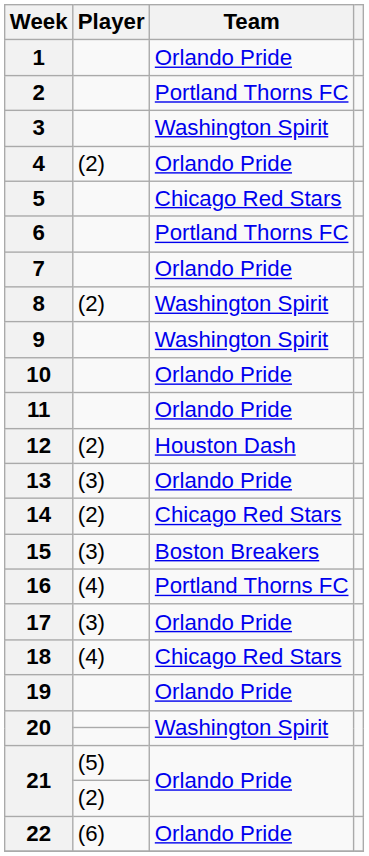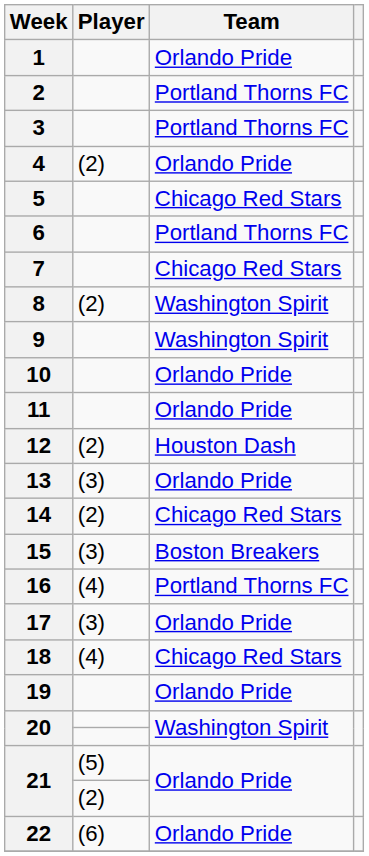(242, 127) Washington Spirit -> (252, 127) Portland Thorns FC
(223, 269) Orlando Pride -> (248, 269) Chicago Red Stars
